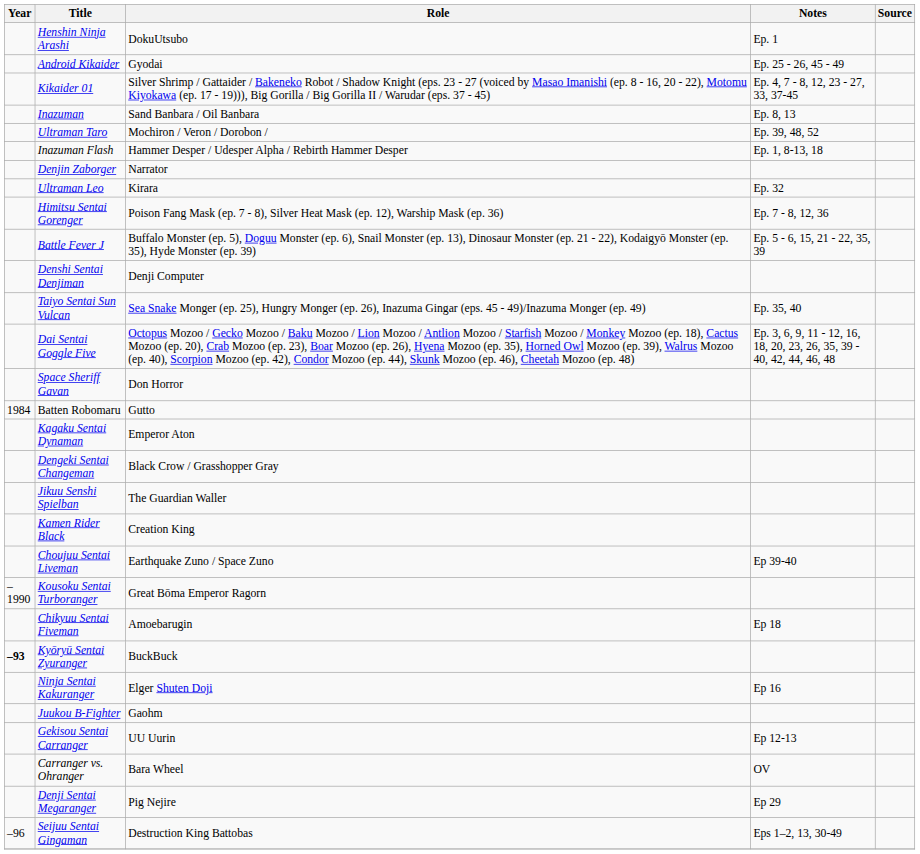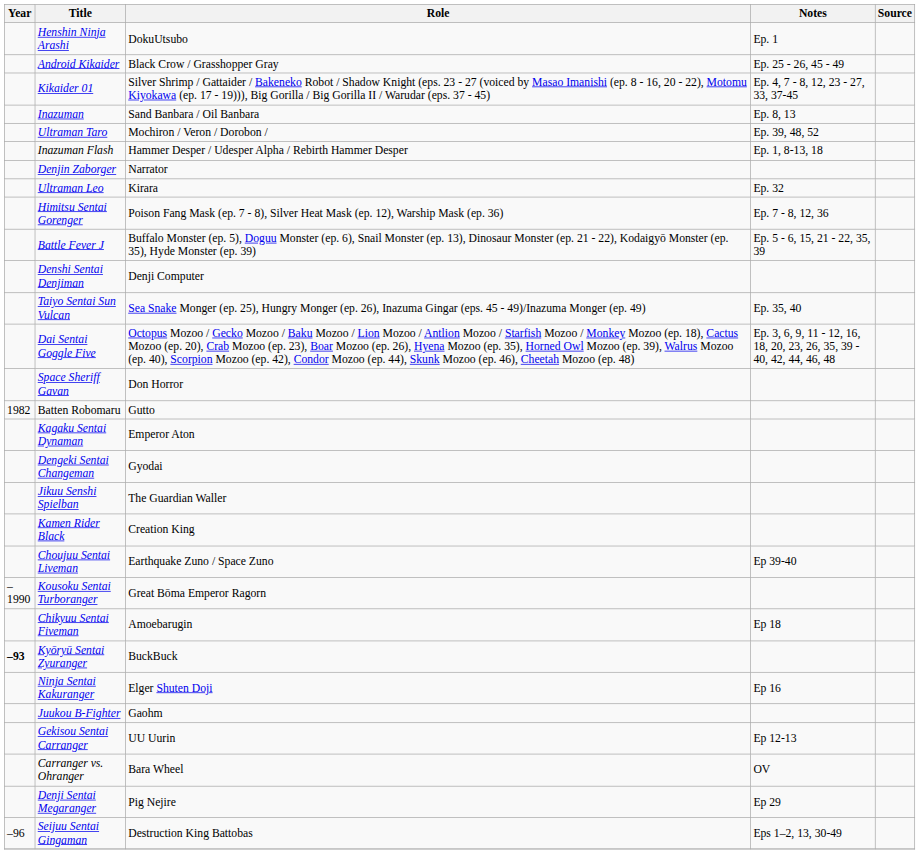(145, 63) Gyodai -> (203, 63) Black Crow / Grasshopper Gray
(19, 409) 1984 -> (19, 409) 1982
(203, 466) Black Crow / Grasshopper Gray -> (145, 466) Gyodai
